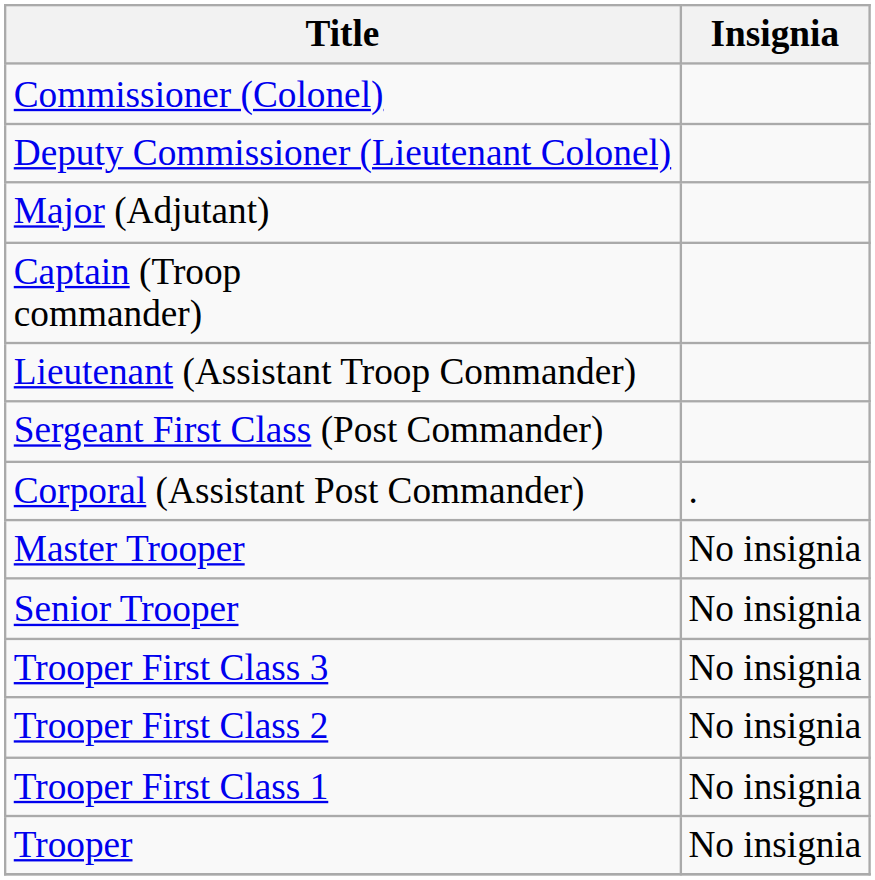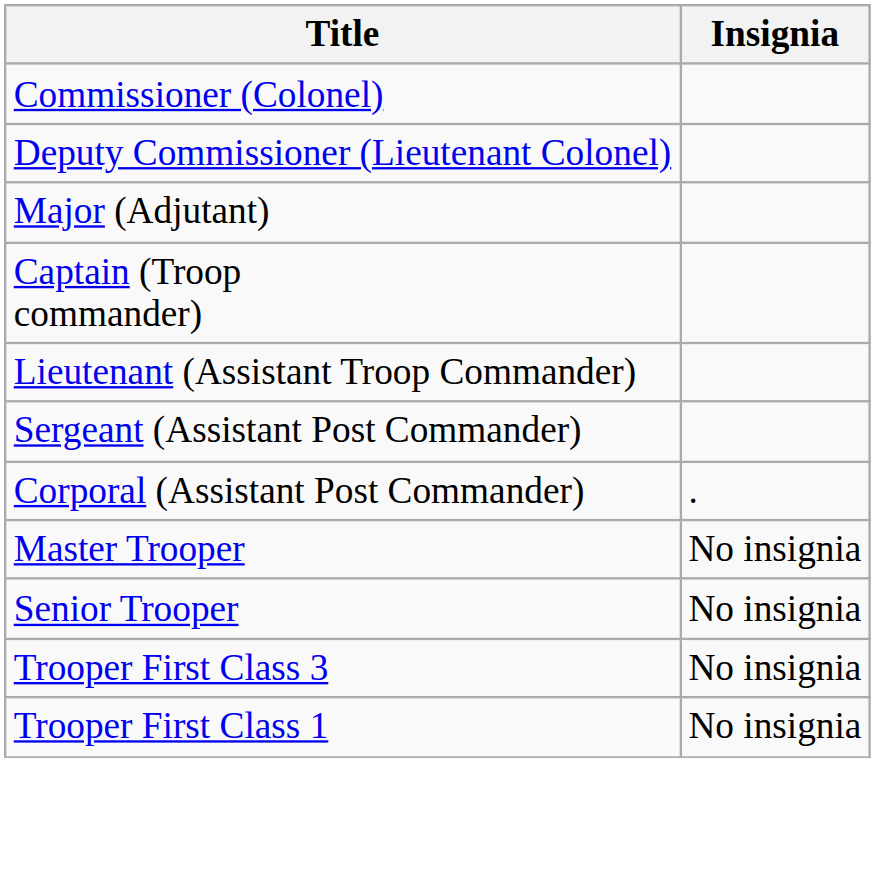- row: (309, 430)
+ row: (298, 430)
- row: (171, 726)
- row: (73, 844)
